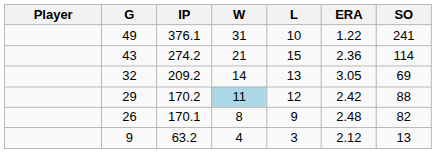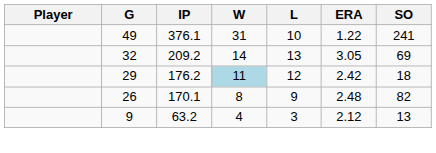- row: (129, 55)
(184, 96) 170.2 -> (184, 76) 176.2
(404, 96) 88 -> (404, 76) 18
